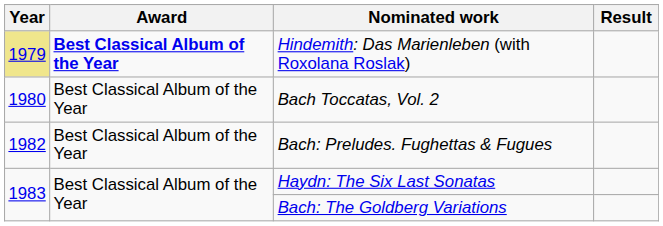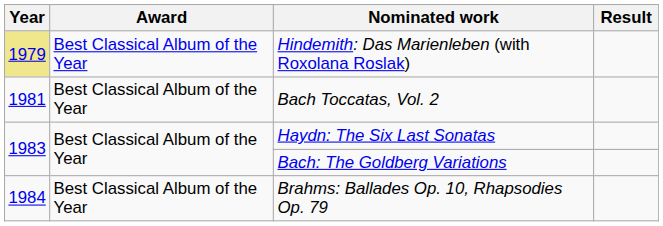(149, 53) bold -> (155, 53) normal
(27, 99) 1980 -> (27, 99) 1981
- row: (415, 145)
+ row: (420, 198)
